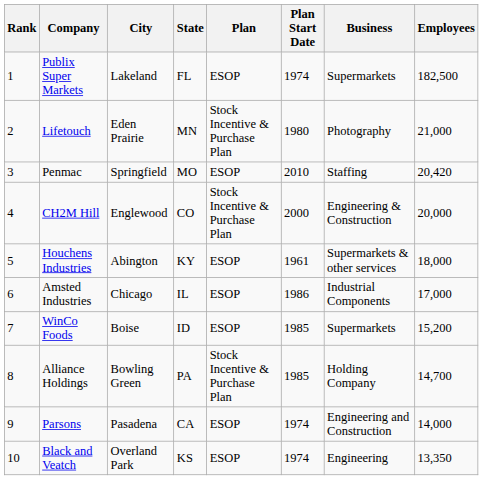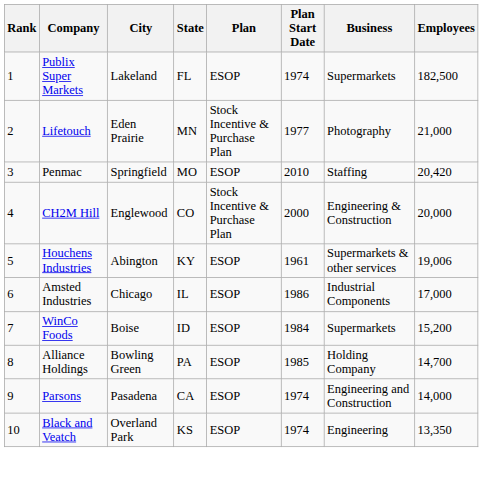(296, 131) 1980 -> (296, 131) 1977
(435, 260) 18,000 -> (435, 260) 19,006
(296, 328) 1985 -> (296, 328) 1984
(239, 376) Stock Incentive & Purchase Plan -> (225, 362) ESOP
